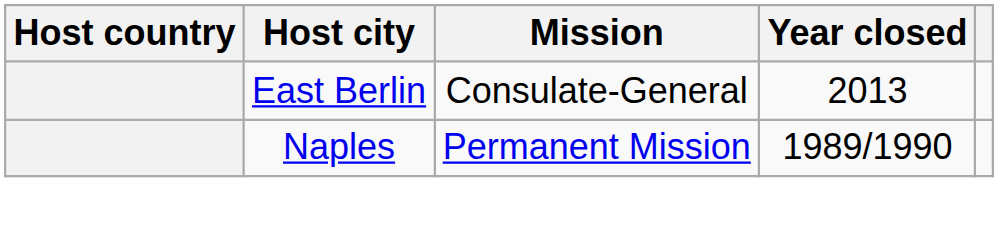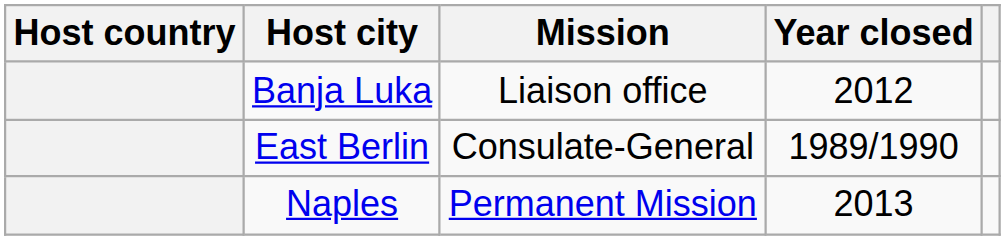+ row: (342, 90)
(868, 90) 2013 -> (874, 147) 1989/1990
(868, 147) 1989/1990 -> (874, 204) 2013
